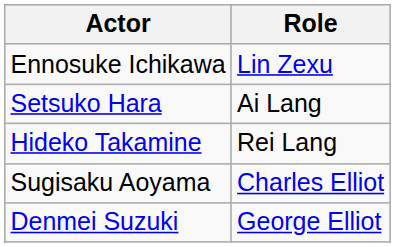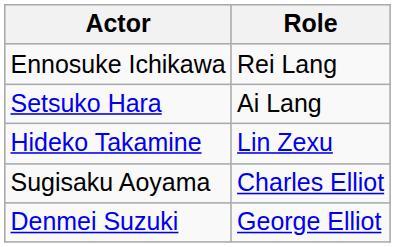(285, 63) Lin Zexu -> (287, 63) Rei Lang
(287, 143) Rei Lang -> (285, 143) Lin Zexu
